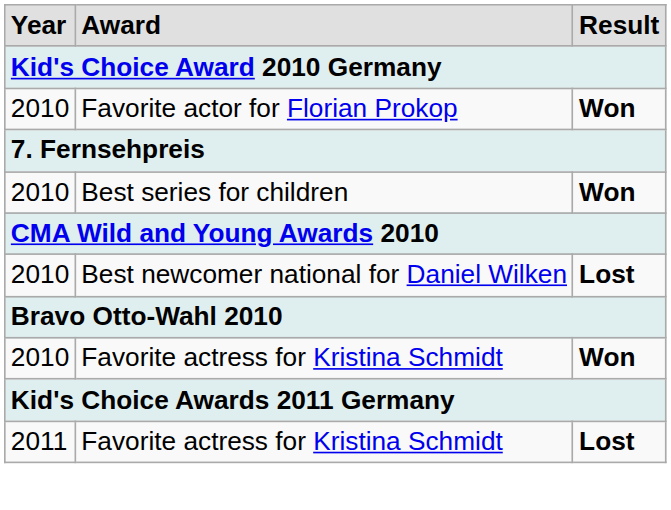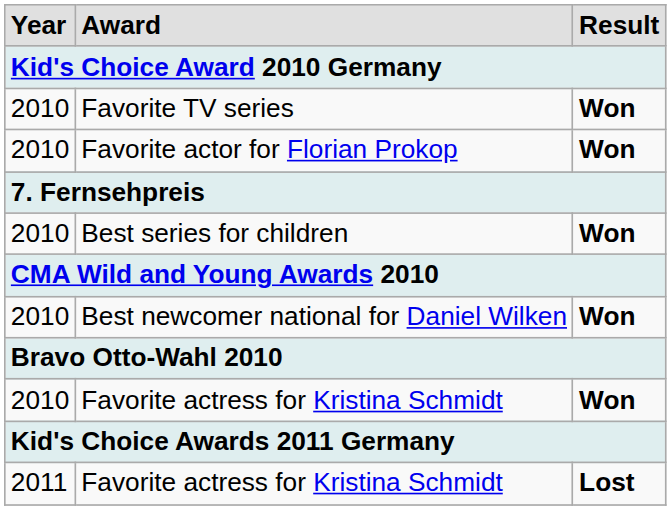+ row: (40, 108)
(607, 274) Lost -> (607, 316) Won
